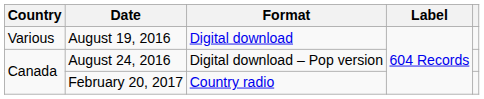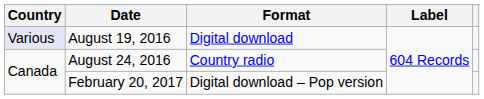(31, 37) no background -> (31, 37) lavender background
(286, 60) Digital download – Pop version -> (232, 60) Country radio
(232, 82) Country radio -> (286, 82) Digital download – Pop version
